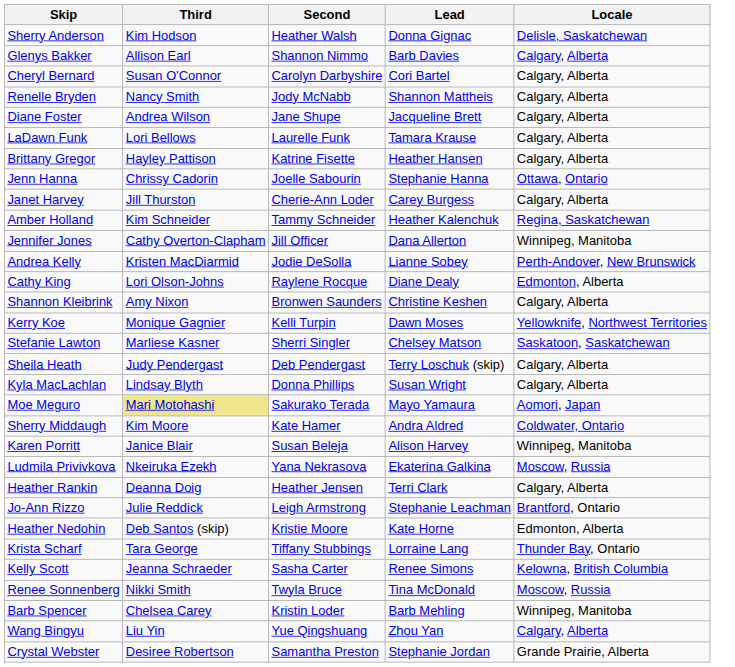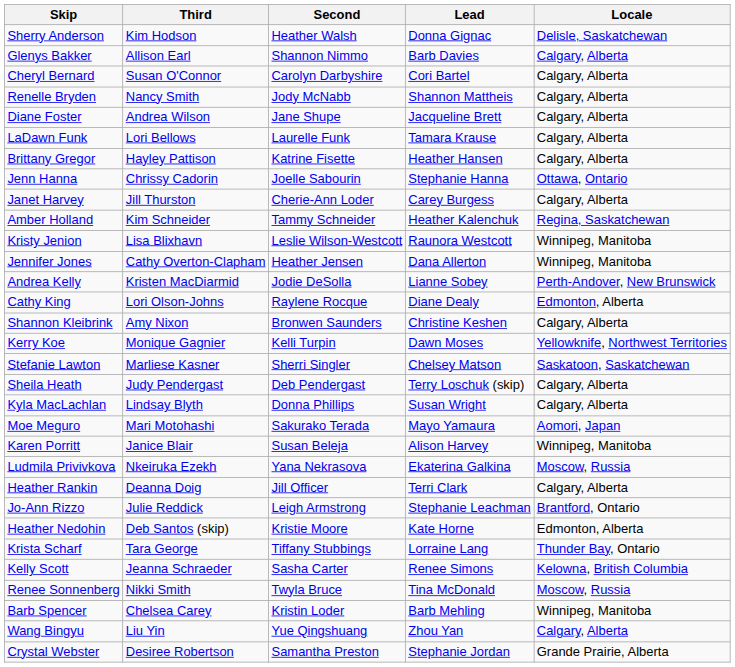+ row: (44, 240)
(300, 240) Jill Officer -> (317, 261) Heather Jensen
(170, 405) khaki background -> (170, 425) no background
- row: (57, 425)
(317, 487) Heather Jensen -> (300, 487) Jill Officer
